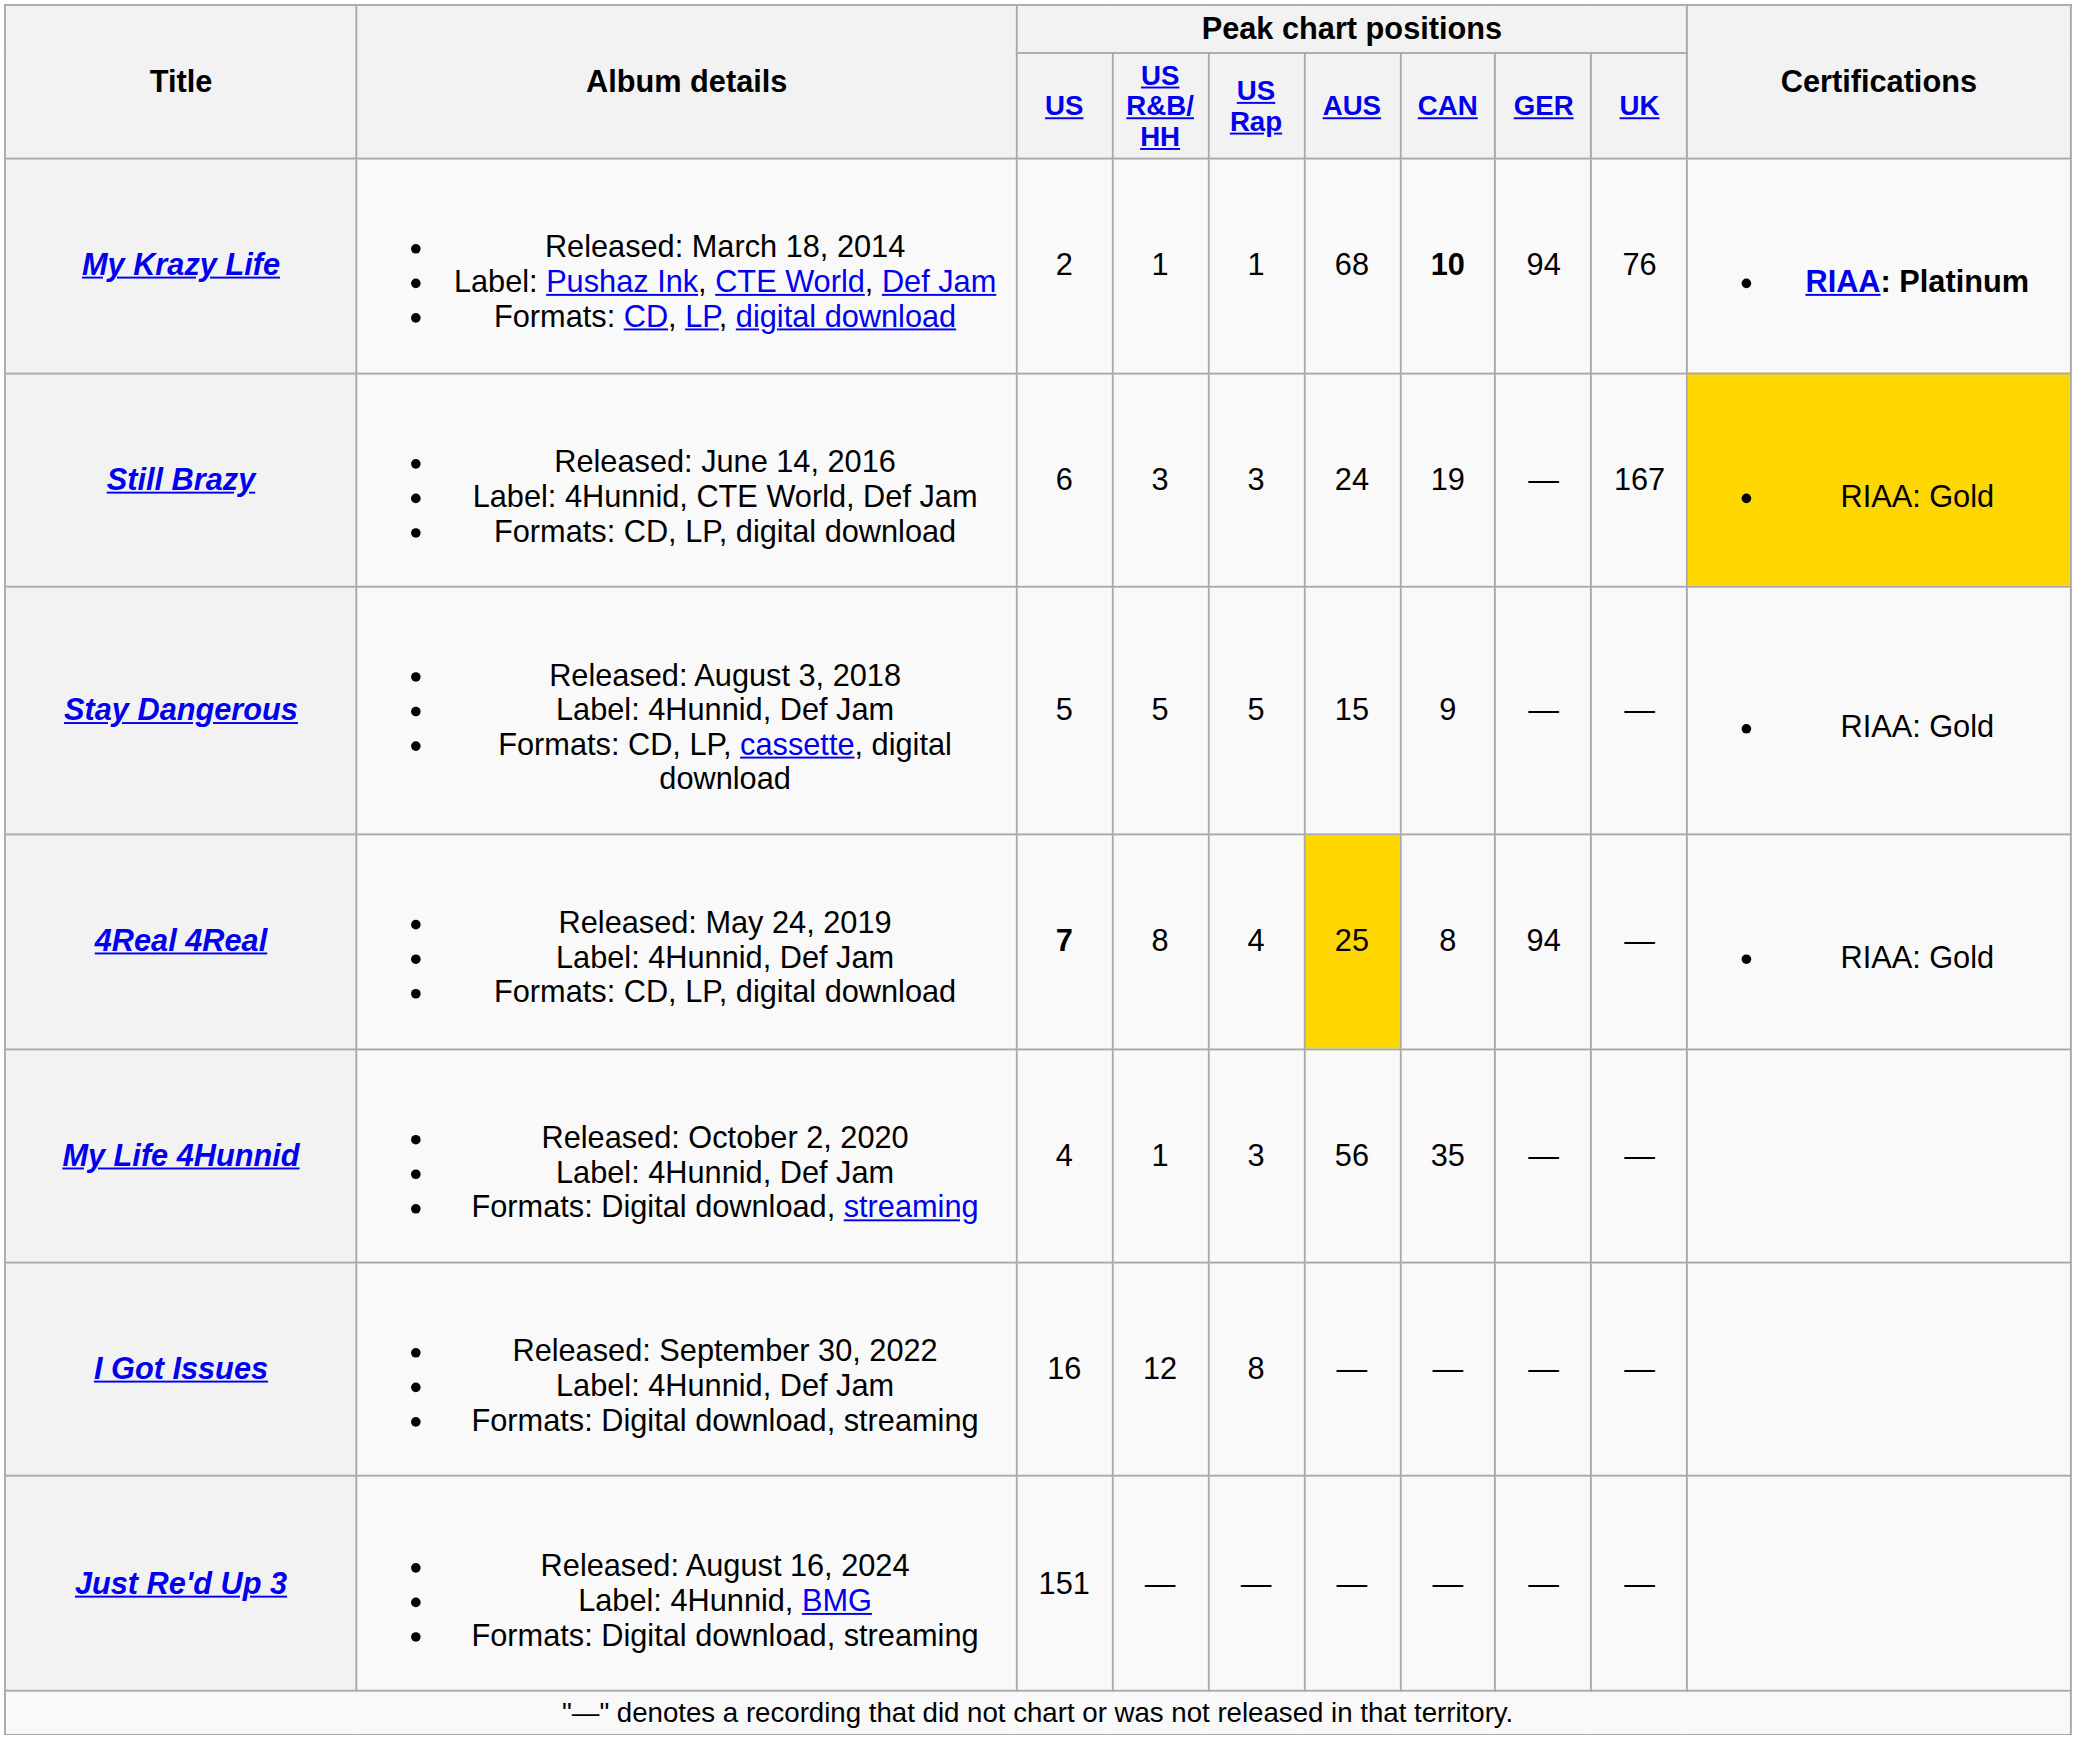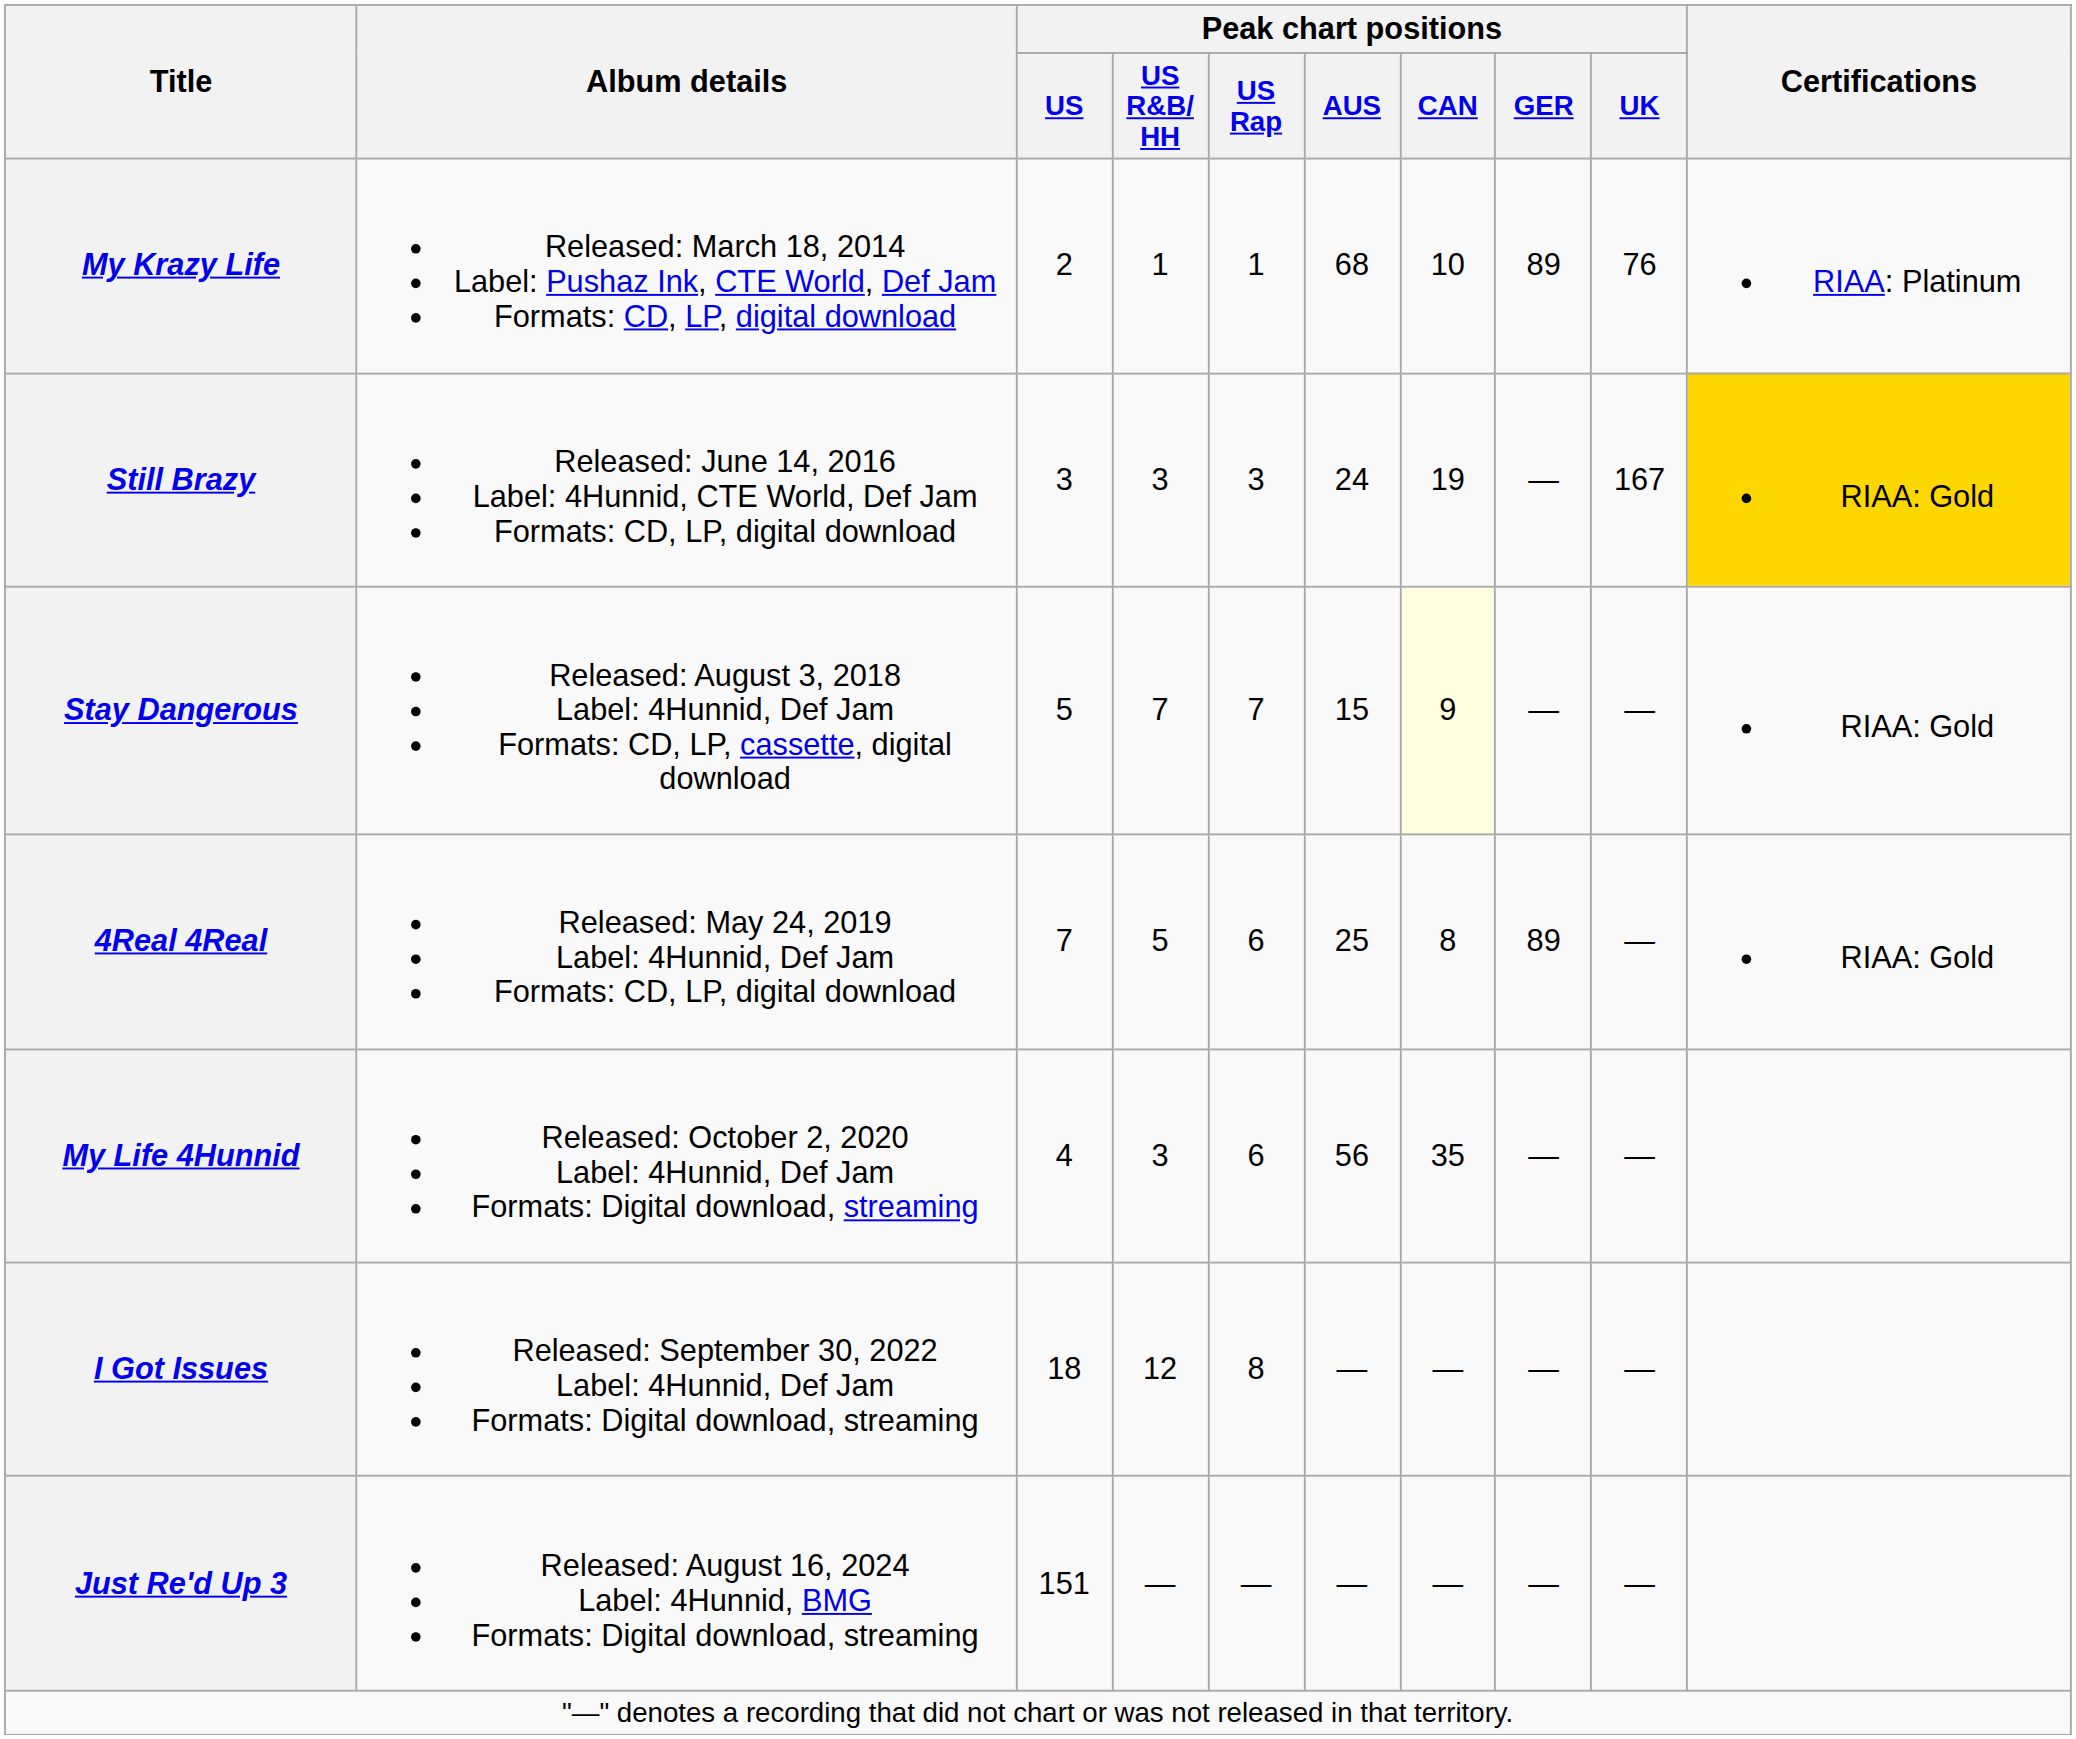(1448, 265) bold -> (1448, 265) normal
(1544, 265) 94 -> (1544, 265) 89
(1879, 283) bold -> (1879, 283) normal
(1064, 479) 6 -> (1064, 479) 3
(1160, 710) 5 -> (1160, 710) 7
(1256, 710) 5 -> (1256, 710) 7
(1448, 710) no background -> (1448, 710) lightyellow background
(1064, 941) bold -> (1064, 941) normal
(1160, 941) 8 -> (1160, 941) 5
(1256, 941) 4 -> (1256, 941) 6
(1352, 941) gold background -> (1352, 941) no background
(1544, 941) 94 -> (1544, 941) 89
(1160, 1155) 1 -> (1160, 1155) 3
(1256, 1155) 3 -> (1256, 1155) 6
(1064, 1369) 16 -> (1064, 1369) 18
